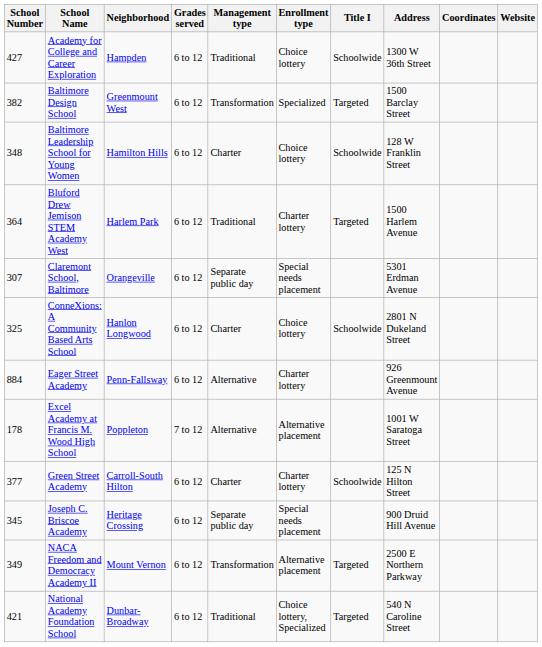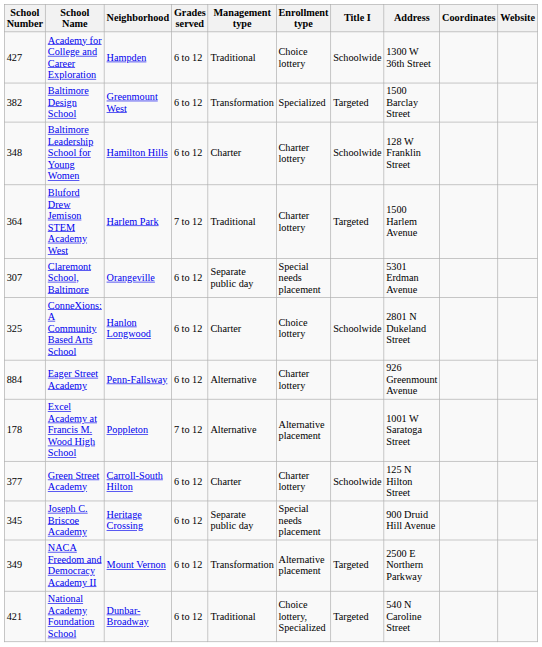(293, 153) Choice lottery -> (294, 153) Charter lottery
(188, 221) 6 to 12 -> (188, 221) 7 to 12
